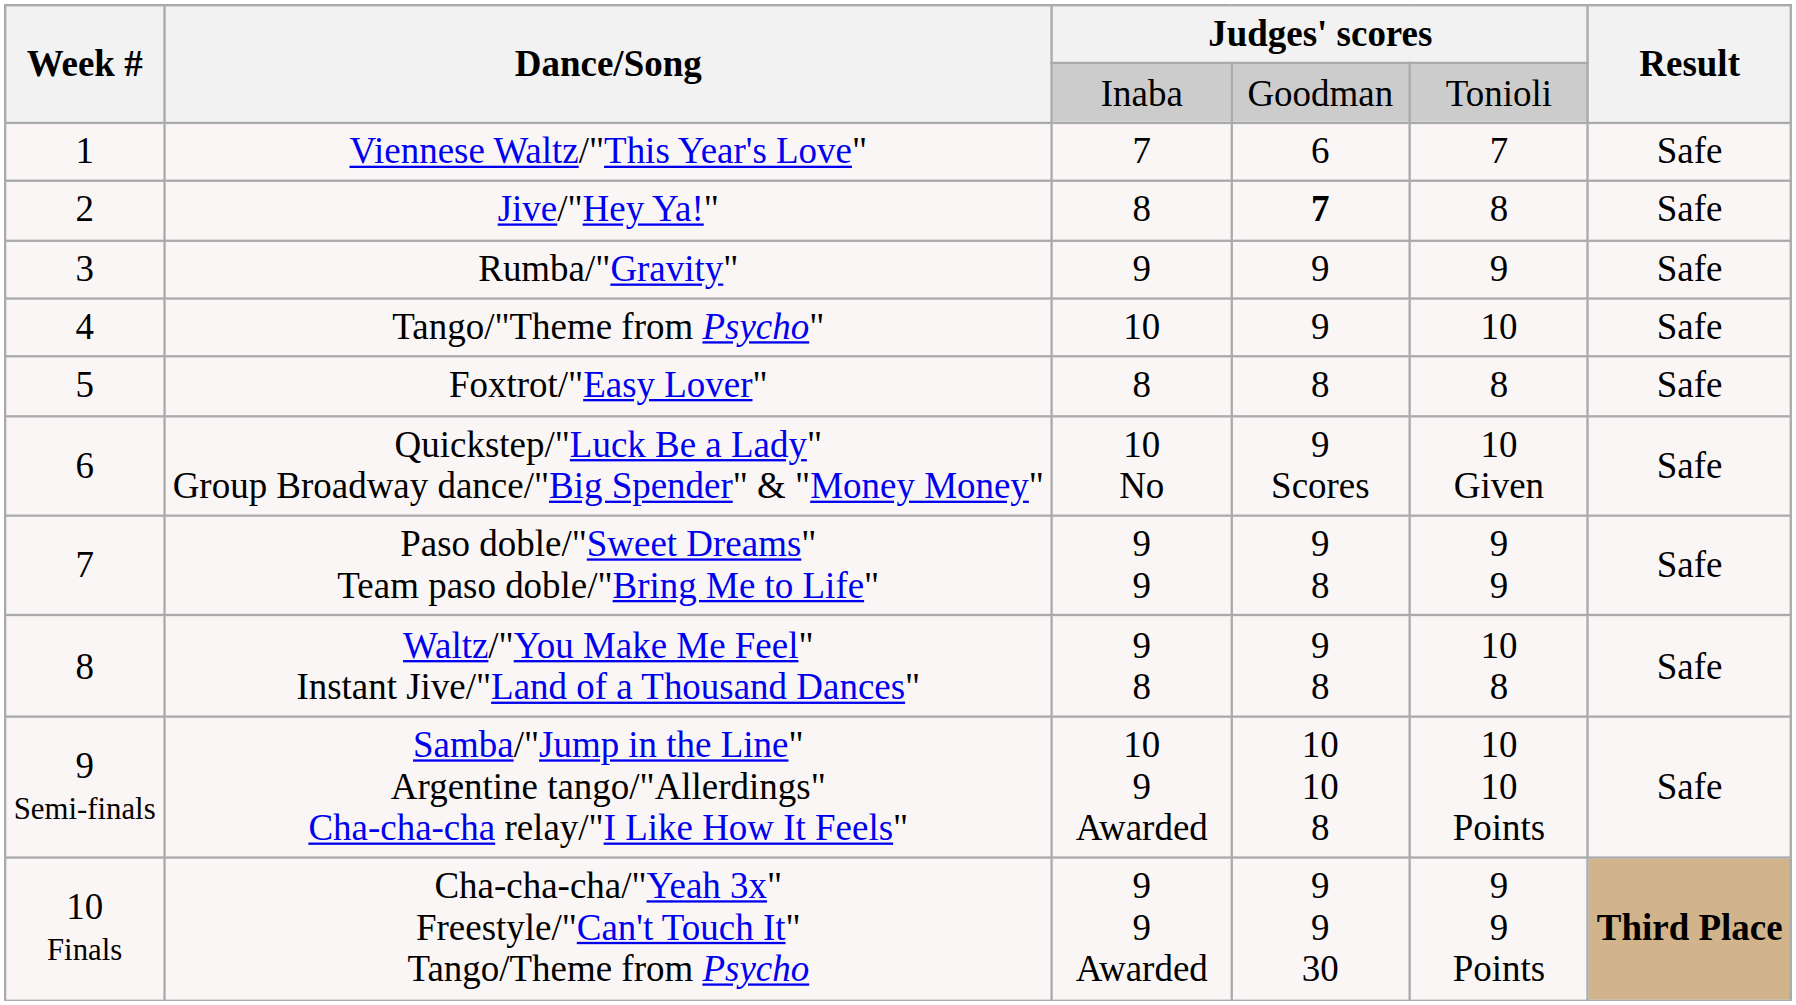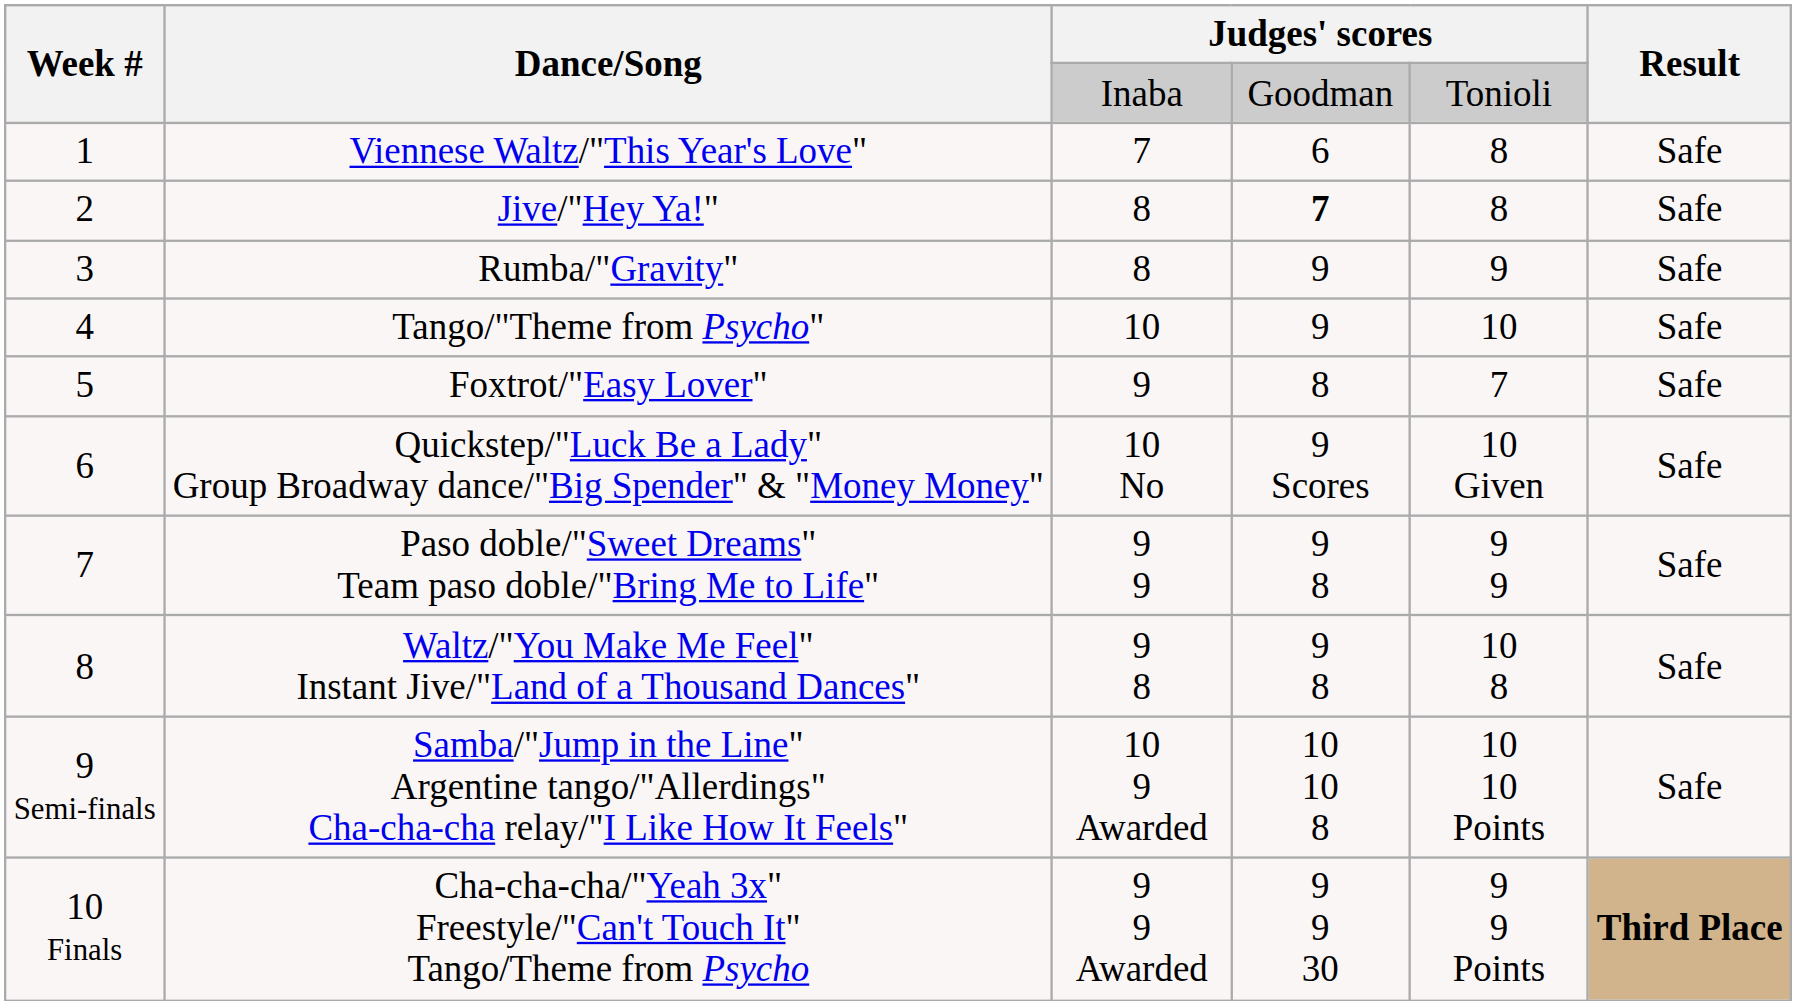(1499, 151) 7 -> (1499, 151) 8
(1142, 268) 9 -> (1142, 268) 8
(1142, 385) 8 -> (1142, 385) 9
(1499, 385) 8 -> (1499, 385) 7
